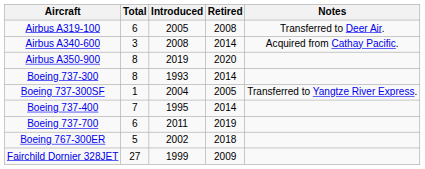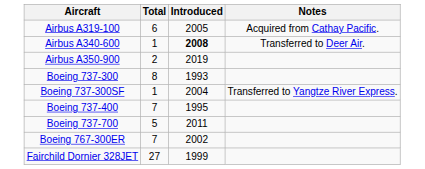- column: (225, 12)
(332, 28) Transferred to Deer Air. -> (313, 28) Acquired from Cathay Pacific.
(135, 44) 3 -> (154, 44) 1
(177, 44) normal -> (197, 44) bold
(332, 44) Acquired from Cathay Pacific. -> (313, 44) Transferred to Deer Air.
(135, 60) 8 -> (154, 60) 2
(135, 124) 6 -> (154, 124) 5
(135, 140) 5 -> (154, 140) 7
